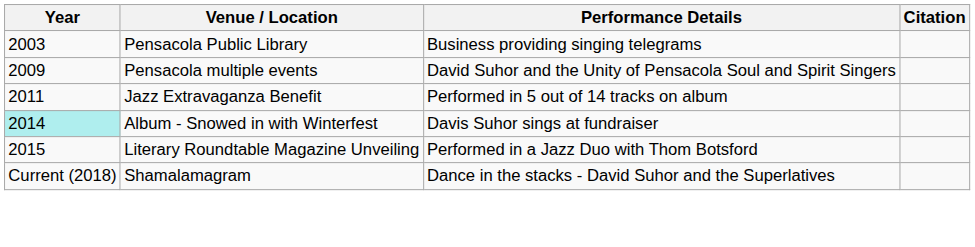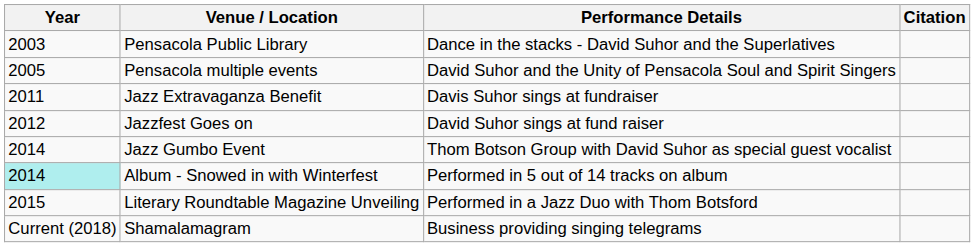(564, 44) Business providing singing telegrams -> (631, 44) Dance in the stacks - David Suhor and the Superlatives
(27, 70) 2009 -> (27, 70) 2005
(577, 96) Performed in 5 out of 14 tracks on album -> (543, 96) Davis Suhor sings at fundraiser
+ row: (189, 123)
+ row: (195, 149)
(543, 123) Davis Suhor sings at fundraiser -> (577, 176) Performed in 5 out of 14 tracks on album
(631, 176) Dance in the stacks - David Suhor and the Superlatives -> (564, 228) Business providing singing telegrams
